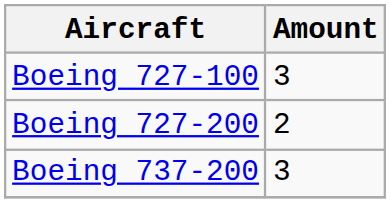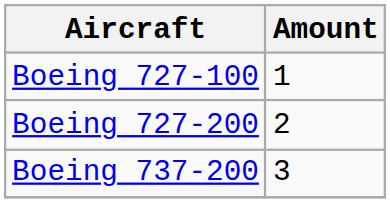(282, 77) 3 -> (282, 77) 1
